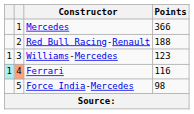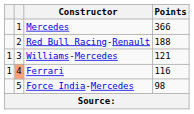(163, 57) 123 -> (163, 57) 121
(9, 72) paleturquoise background -> (9, 72) no background
